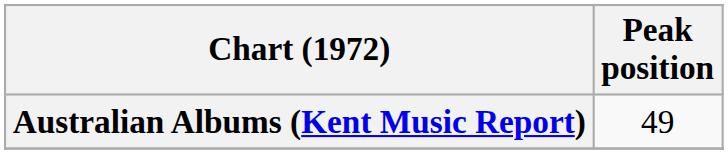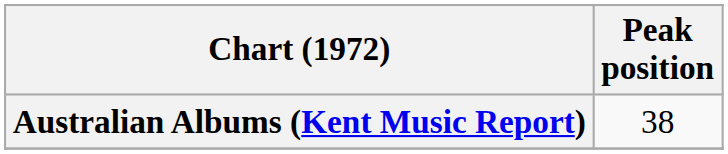(658, 121) 49 -> (658, 121) 38
